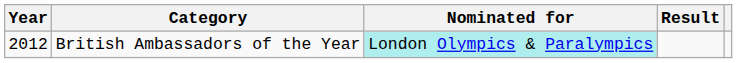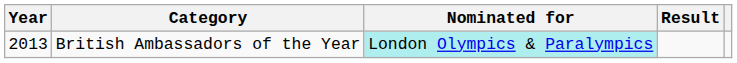(28, 45) 2012 -> (28, 45) 2013
